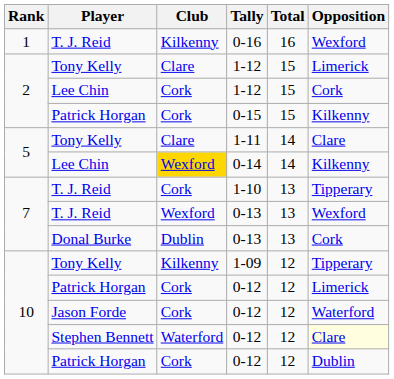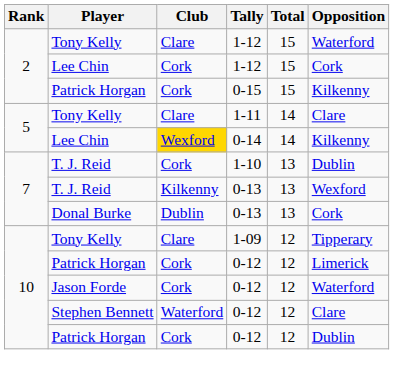- row: (81, 41)
(340, 66) Limerick -> (343, 41) Waterford
(342, 189) Tipperary -> (333, 164) Dublin
(188, 213) Wexford -> (190, 189) Kilkenny
(190, 262) Kilkenny -> (178, 238) Clare
(329, 336) lightyellow background -> (329, 312) no background
